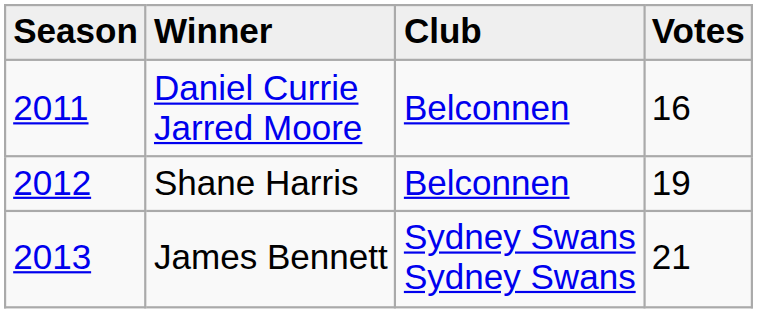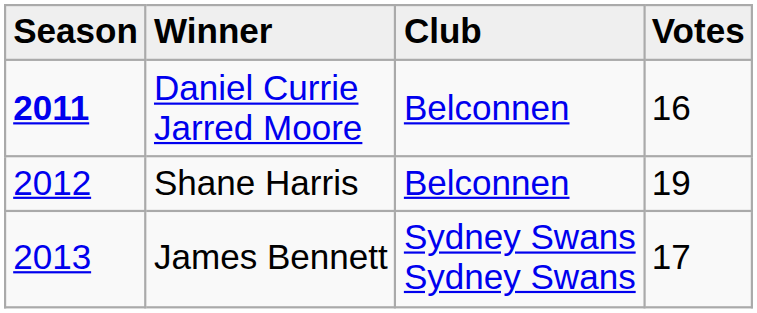(51, 107) normal -> (51, 107) bold
(671, 258) 21 -> (671, 258) 17
